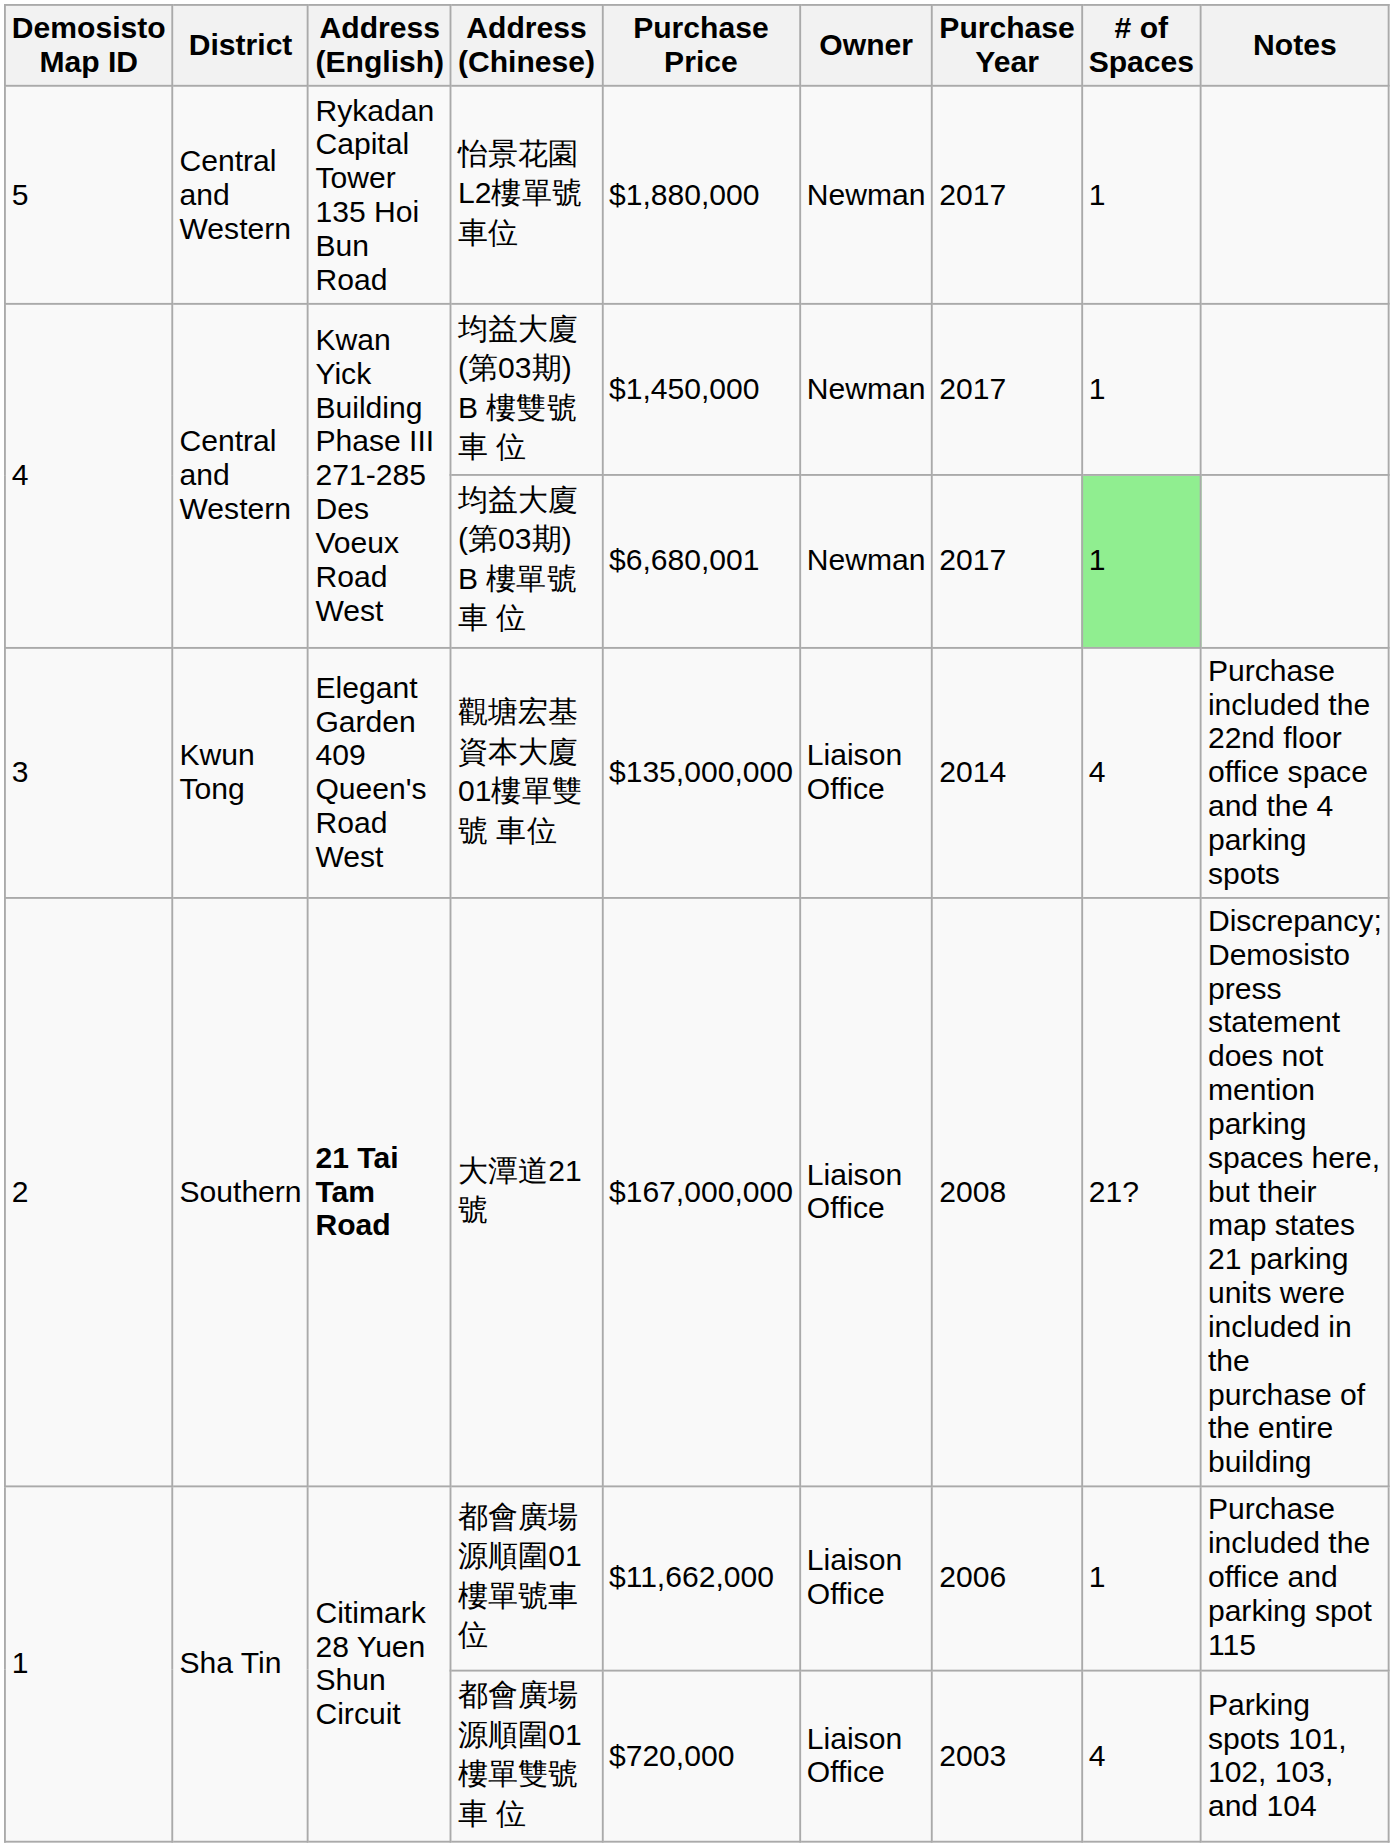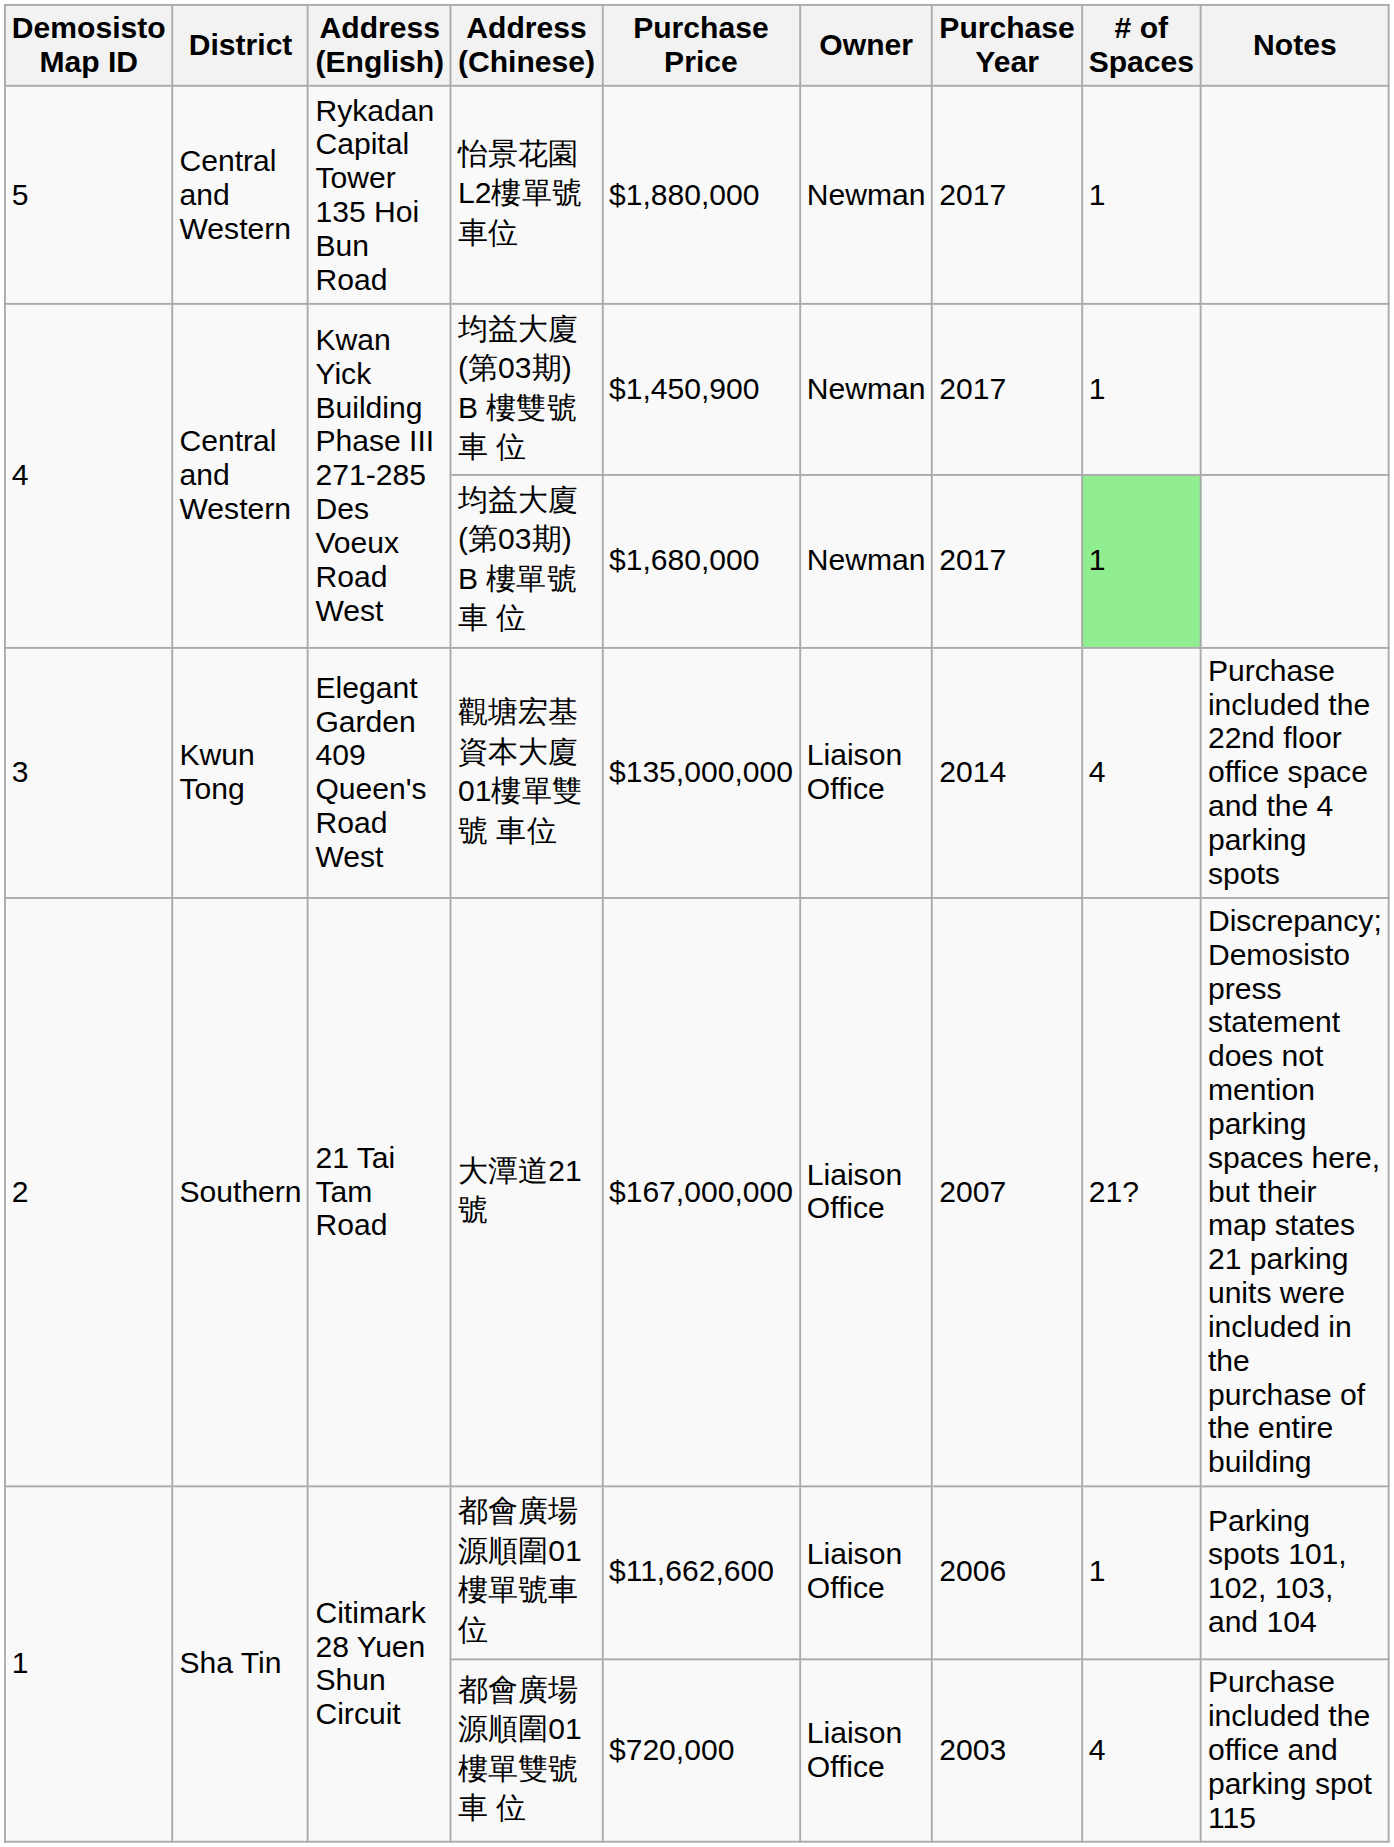(684, 388) $1,450,000 -> (684, 388) $1,450,900
(684, 560) $6,680,001 -> (684, 560) $1,680,000
(357, 1191) bold -> (355, 1191) normal
(973, 1191) 2008 -> (973, 1191) 2007
(691, 1577) $11,662,000 -> (691, 1572) $11,662,600
(1290, 1577) Purchase included the office and parking spot 115 -> (1277, 1572) Parking spots 101, 102, 103, and 104
(1277, 1755) Parking spots 101, 102, 103, and 104 -> (1290, 1749) Purchase included the office and parking spot 115
